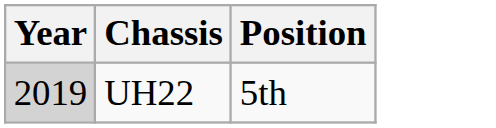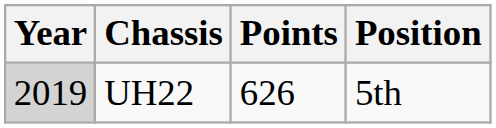+ column: (289, 33)
